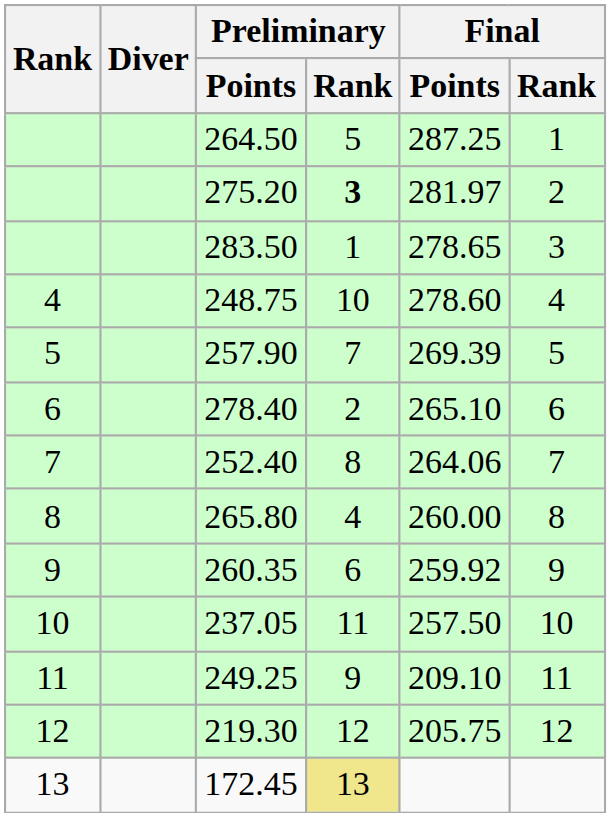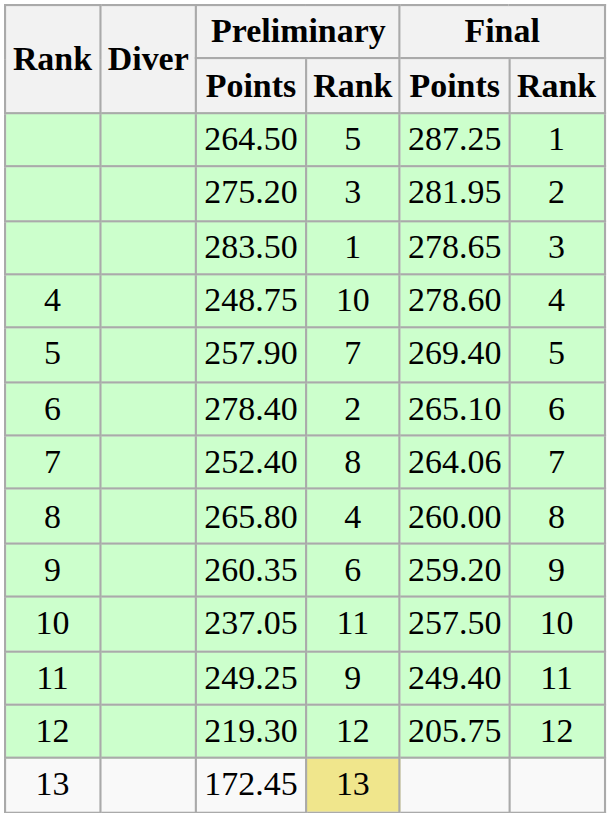(353, 192) bold -> (353, 192) normal
(455, 192) 281.97 -> (455, 192) 281.95
(455, 354) 269.39 -> (455, 354) 269.40
(455, 569) 259.92 -> (455, 569) 259.20
(455, 676) 209.10 -> (455, 676) 249.40
